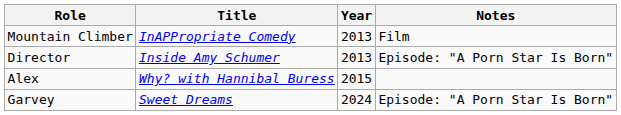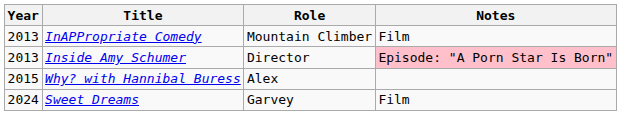columns swapped: (357, 15) <-> (70, 15)
(496, 57) no background -> (496, 57) pink background
(496, 100) Episode: "A Porn Star Is Born" -> (394, 100) Film
